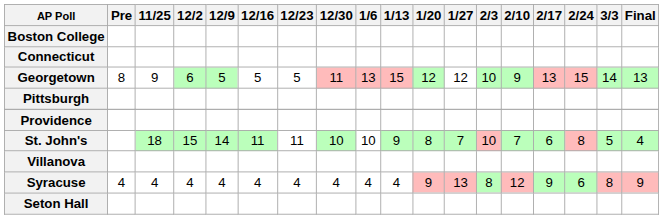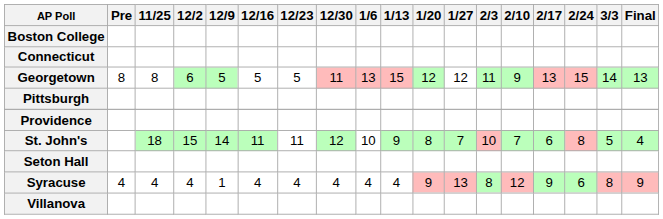(155, 78) 9 -> (155, 78) 8
(489, 78) 10 -> (489, 78) 11
(336, 141) 10 -> (336, 141) 12
rows swapped: (56, 204) <-> (56, 162)
(222, 183) 4 -> (222, 183) 1
